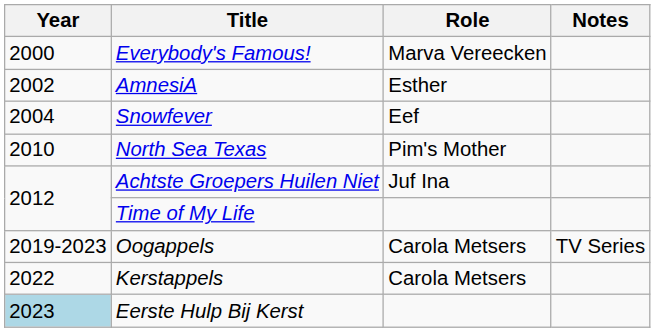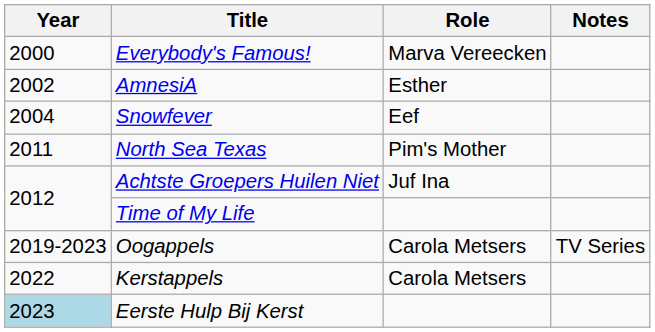(32, 149) 2010 -> (31, 149) 2011
